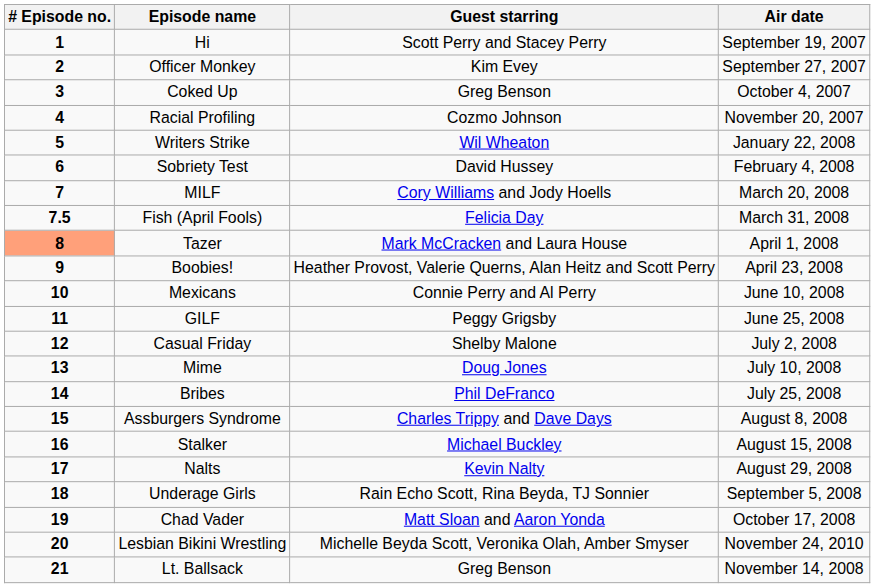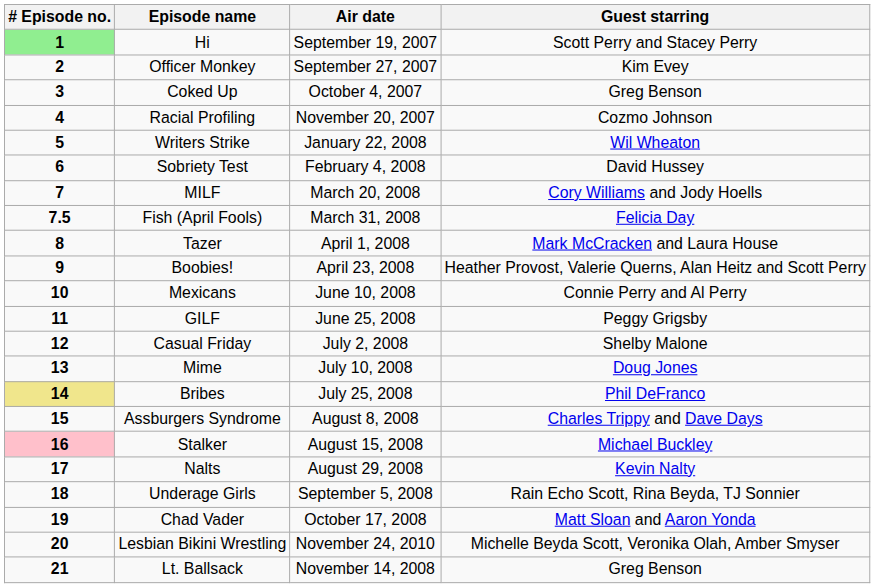columns swapped: (504, 17) <-> (794, 17)
(60, 42) no background -> (60, 42) lightgreen background
(60, 243) lightsalmon background -> (60, 243) no background
(60, 393) no background -> (60, 393) khaki background
(60, 444) no background -> (60, 444) pink background
